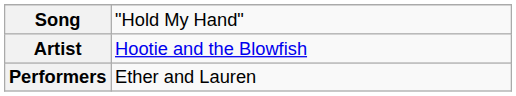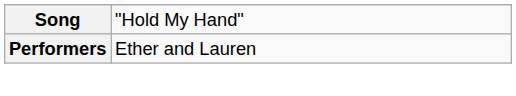- row: (58, 48)
